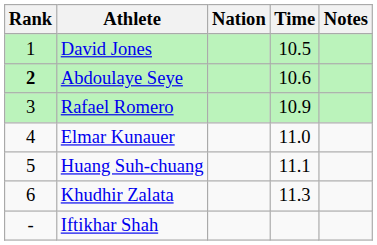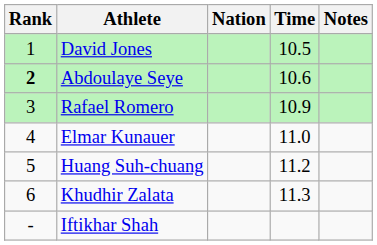(295, 166) 11.1 -> (295, 166) 11.2
